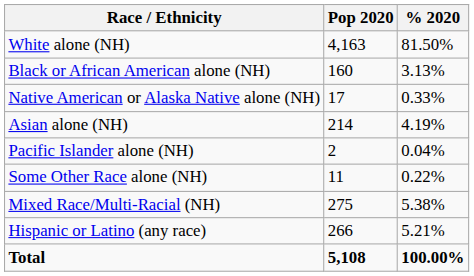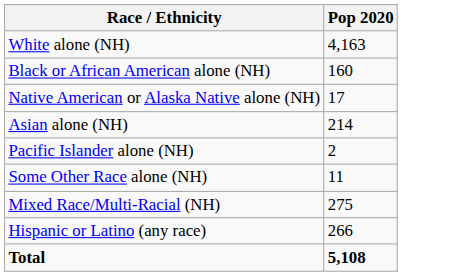- column: (433, 17)
